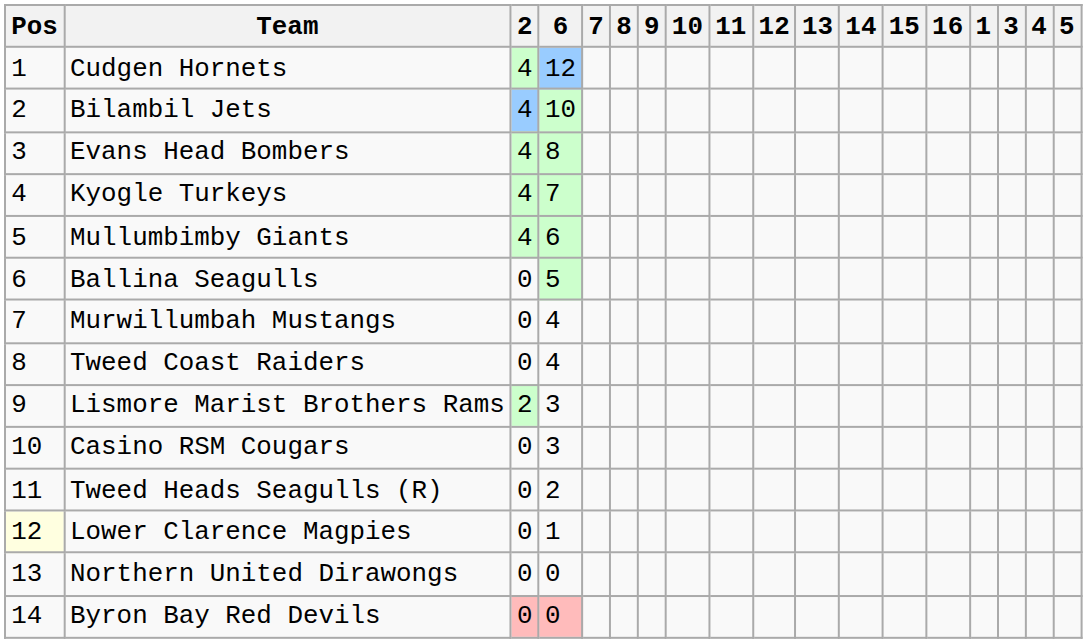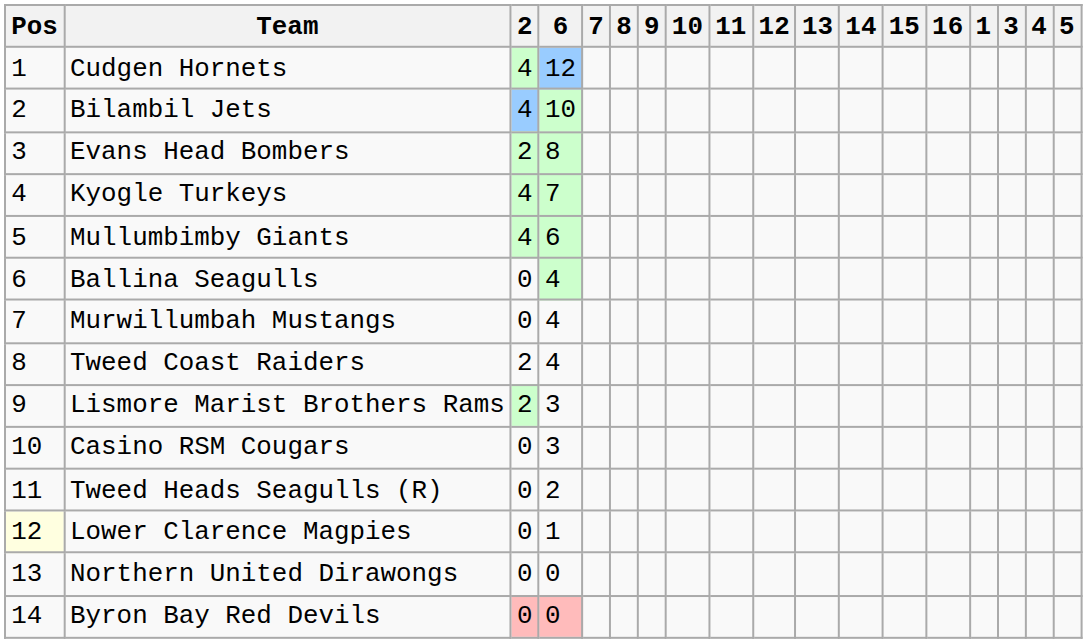(525, 153) 4 -> (525, 153) 2
(553, 279) 5 -> (553, 279) 4
(525, 363) 0 -> (525, 363) 2
